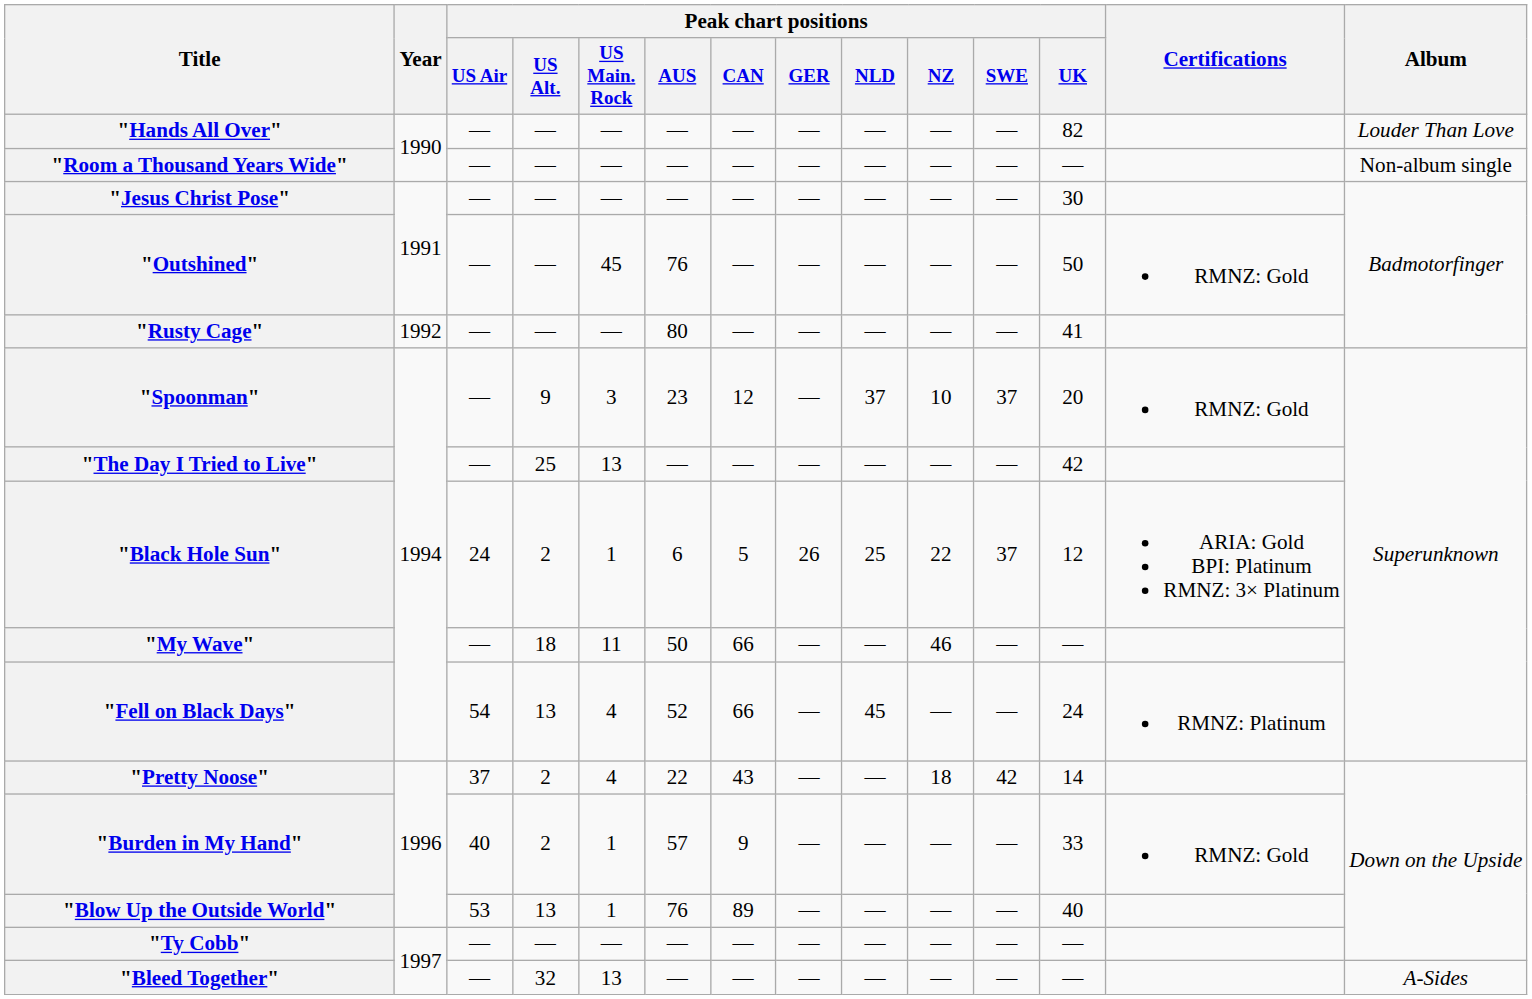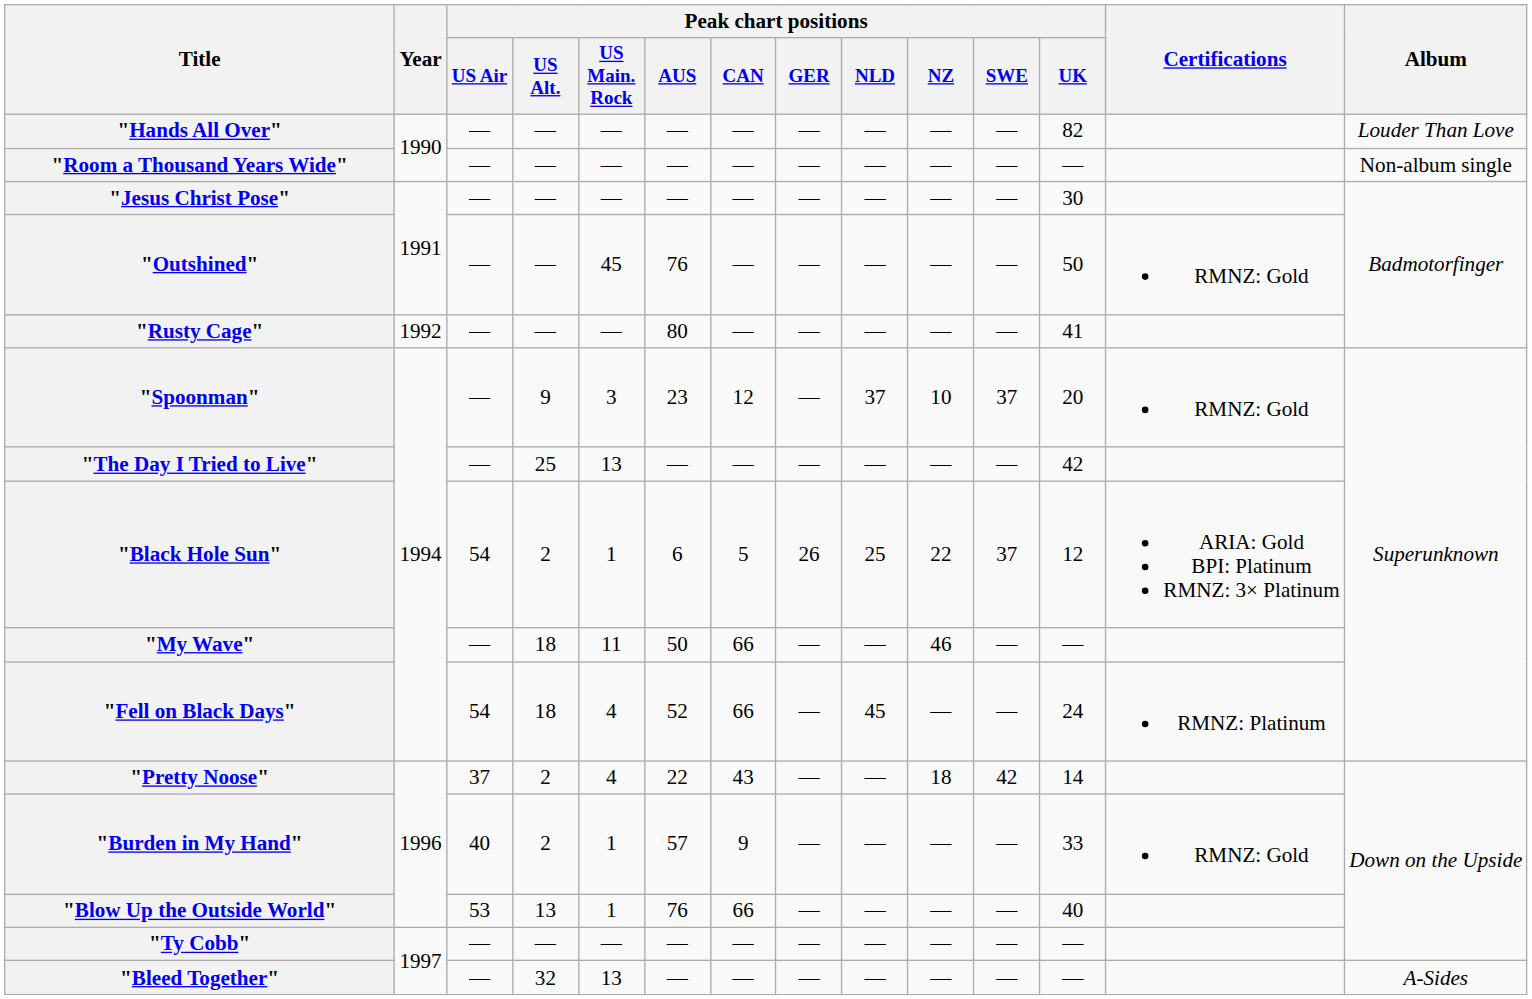(479, 554) 24 -> (479, 554) 54
(545, 710) 13 -> (545, 710) 18
(743, 910) 89 -> (743, 910) 66
